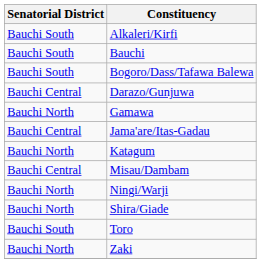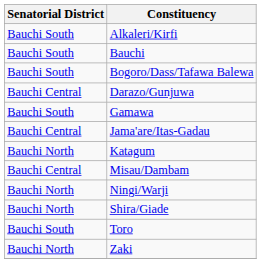(41, 111) Bauchi North -> (41, 111) Bauchi South
